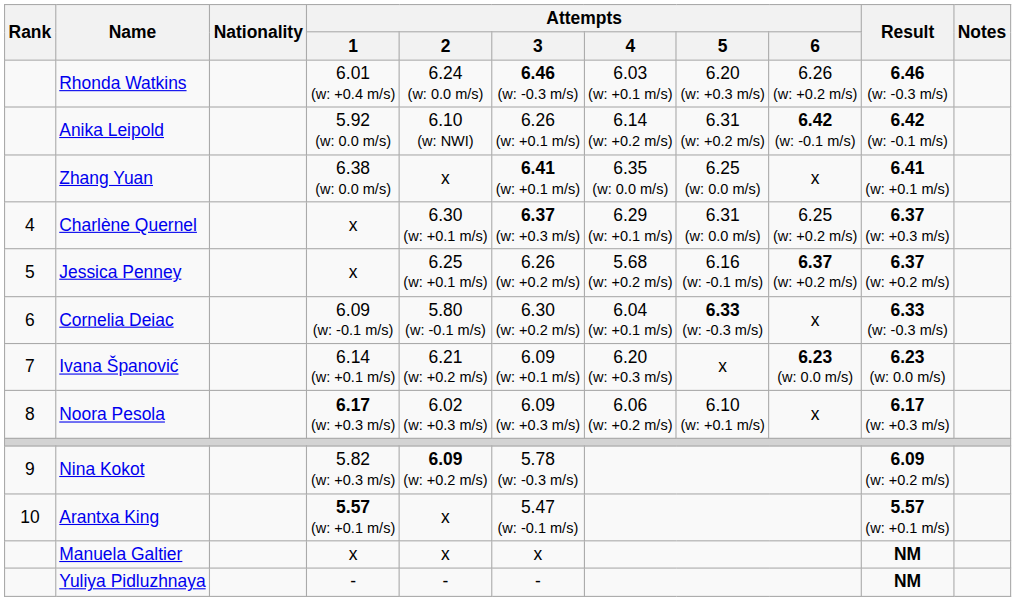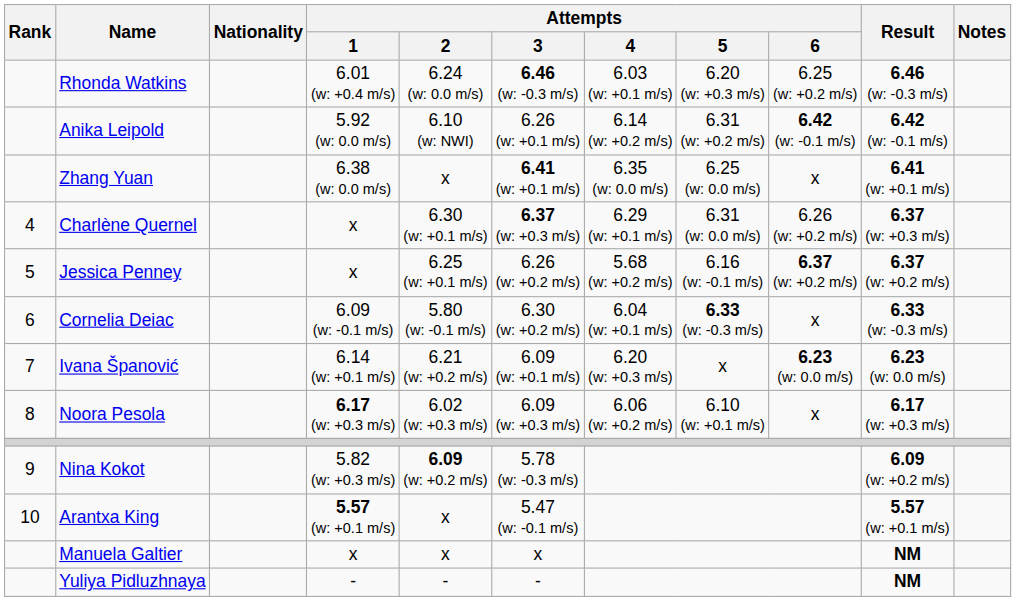(815, 83) 6.26 (w: +0.2 m/s) -> (815, 83) 6.25 (w: +0.2 m/s)
(815, 225) 6.25 (w: +0.2 m/s) -> (815, 225) 6.26 (w: +0.2 m/s)
